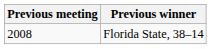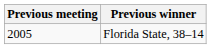(20, 33) 2008 -> (20, 33) 2005
